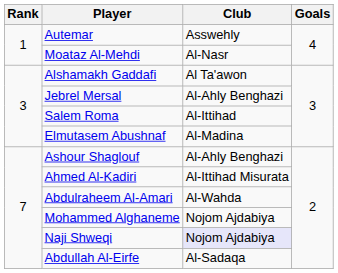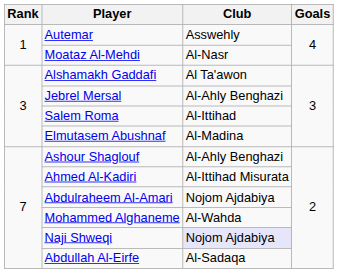(214, 197) Al-Wahda -> (230, 197) Nojom Ajdabiya
(230, 217) Nojom Ajdabiya -> (214, 217) Al-Wahda
